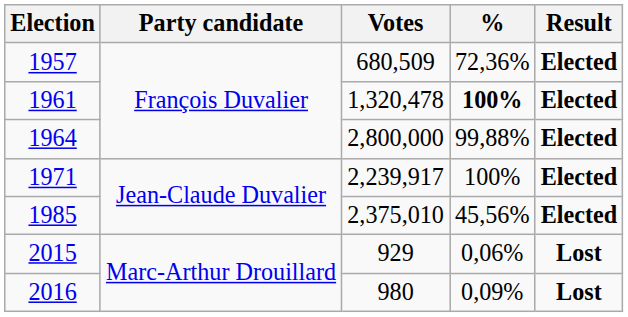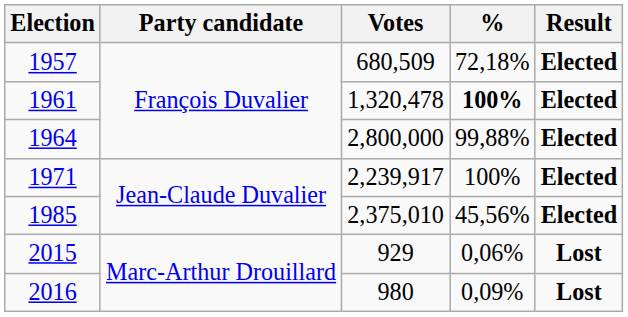(492, 61) 72,36% -> (492, 61) 72,18%
